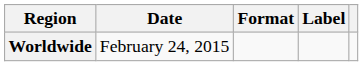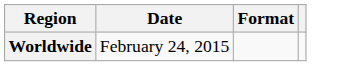- column: (324, 18)
